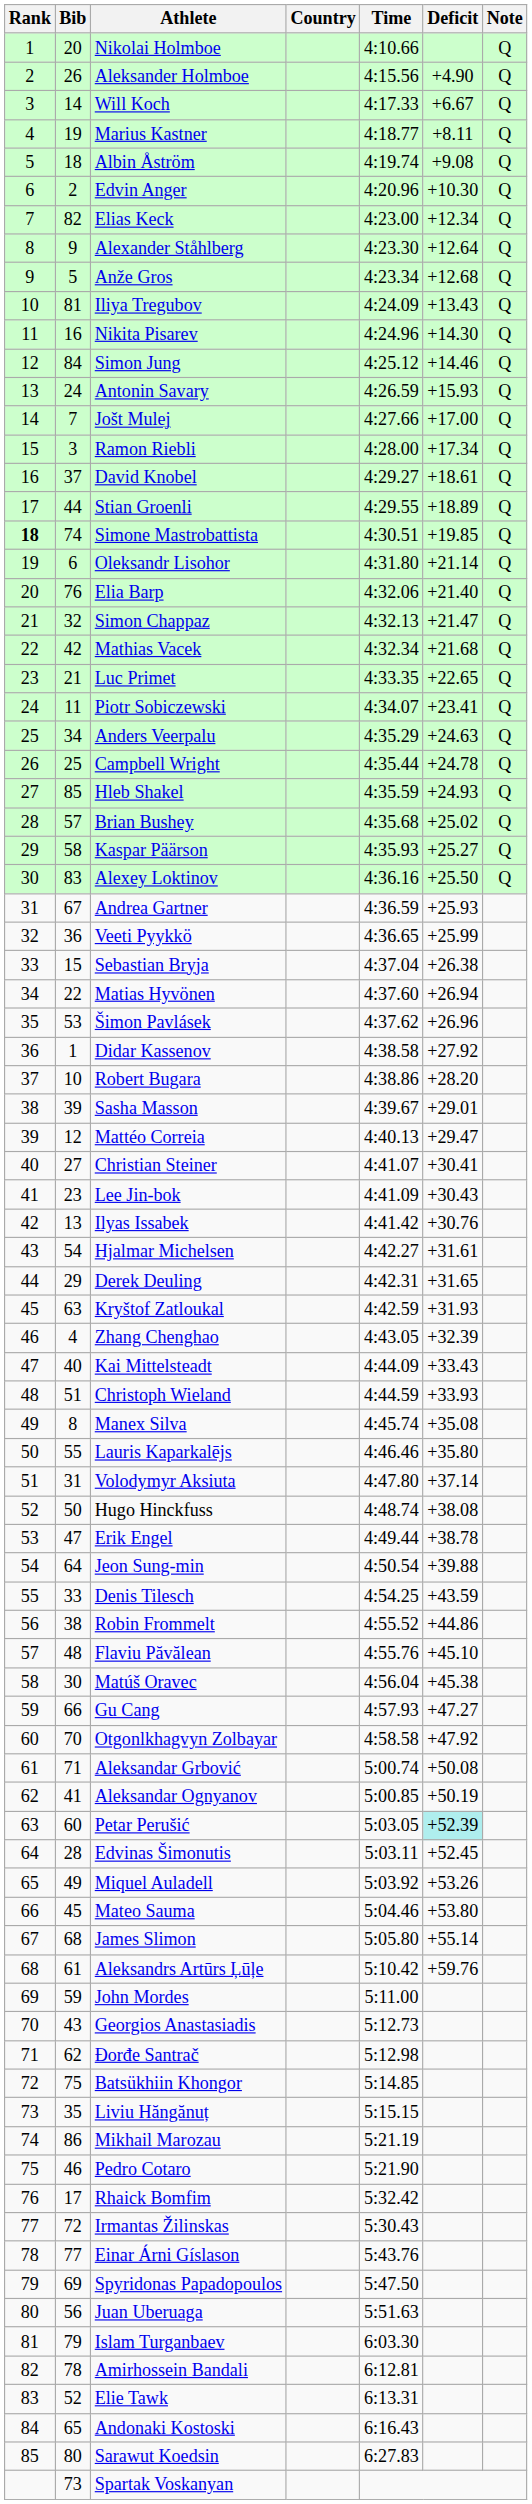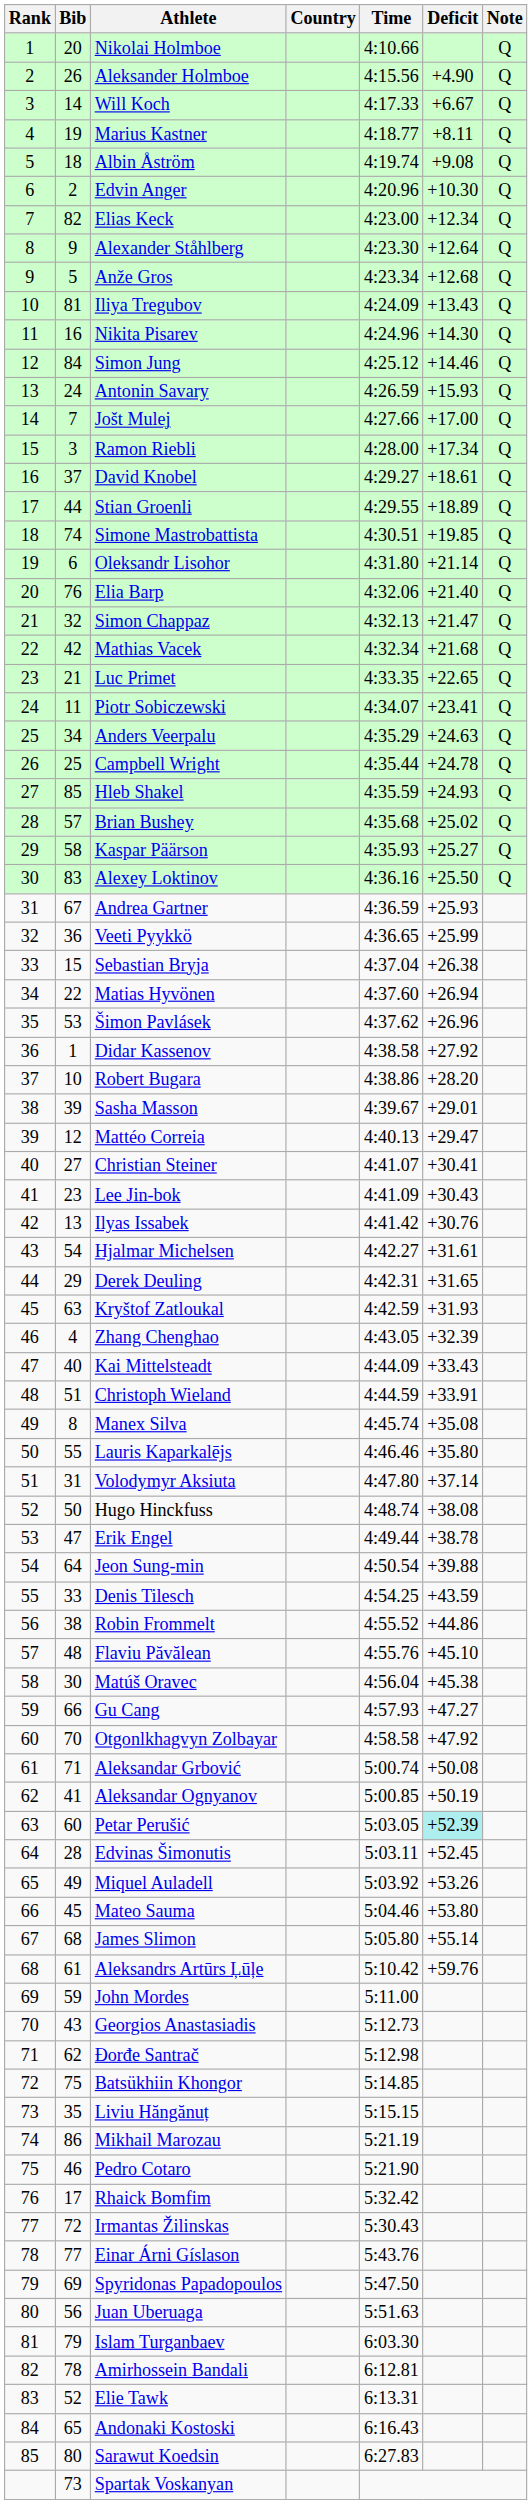(30, 534) bold -> (30, 534) normal
(453, 1395) +33.93 -> (453, 1395) +33.91
